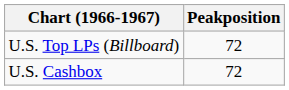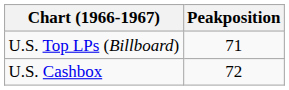(234, 44) 72 -> (234, 44) 71
